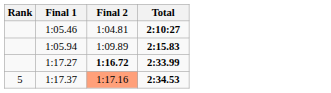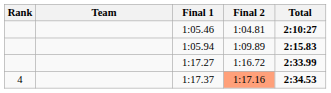+ column: (104, 12)
(112, 63) bold -> (249, 63) normal
(20, 79) 5 -> (20, 79) 4
